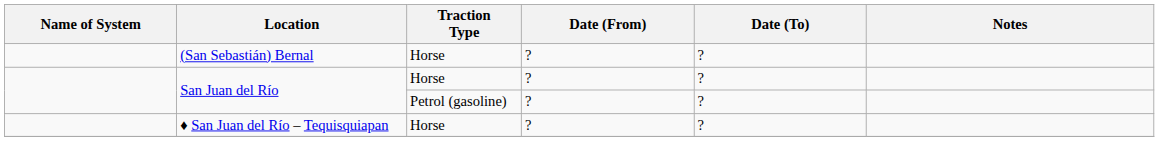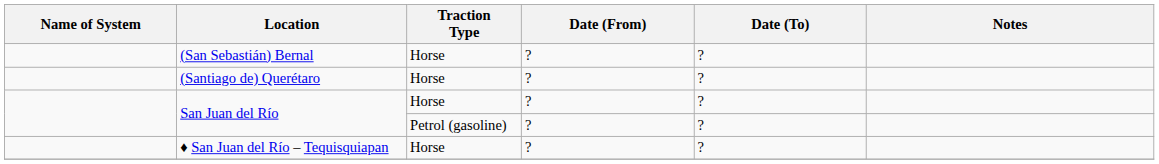+ row: (250, 78)
